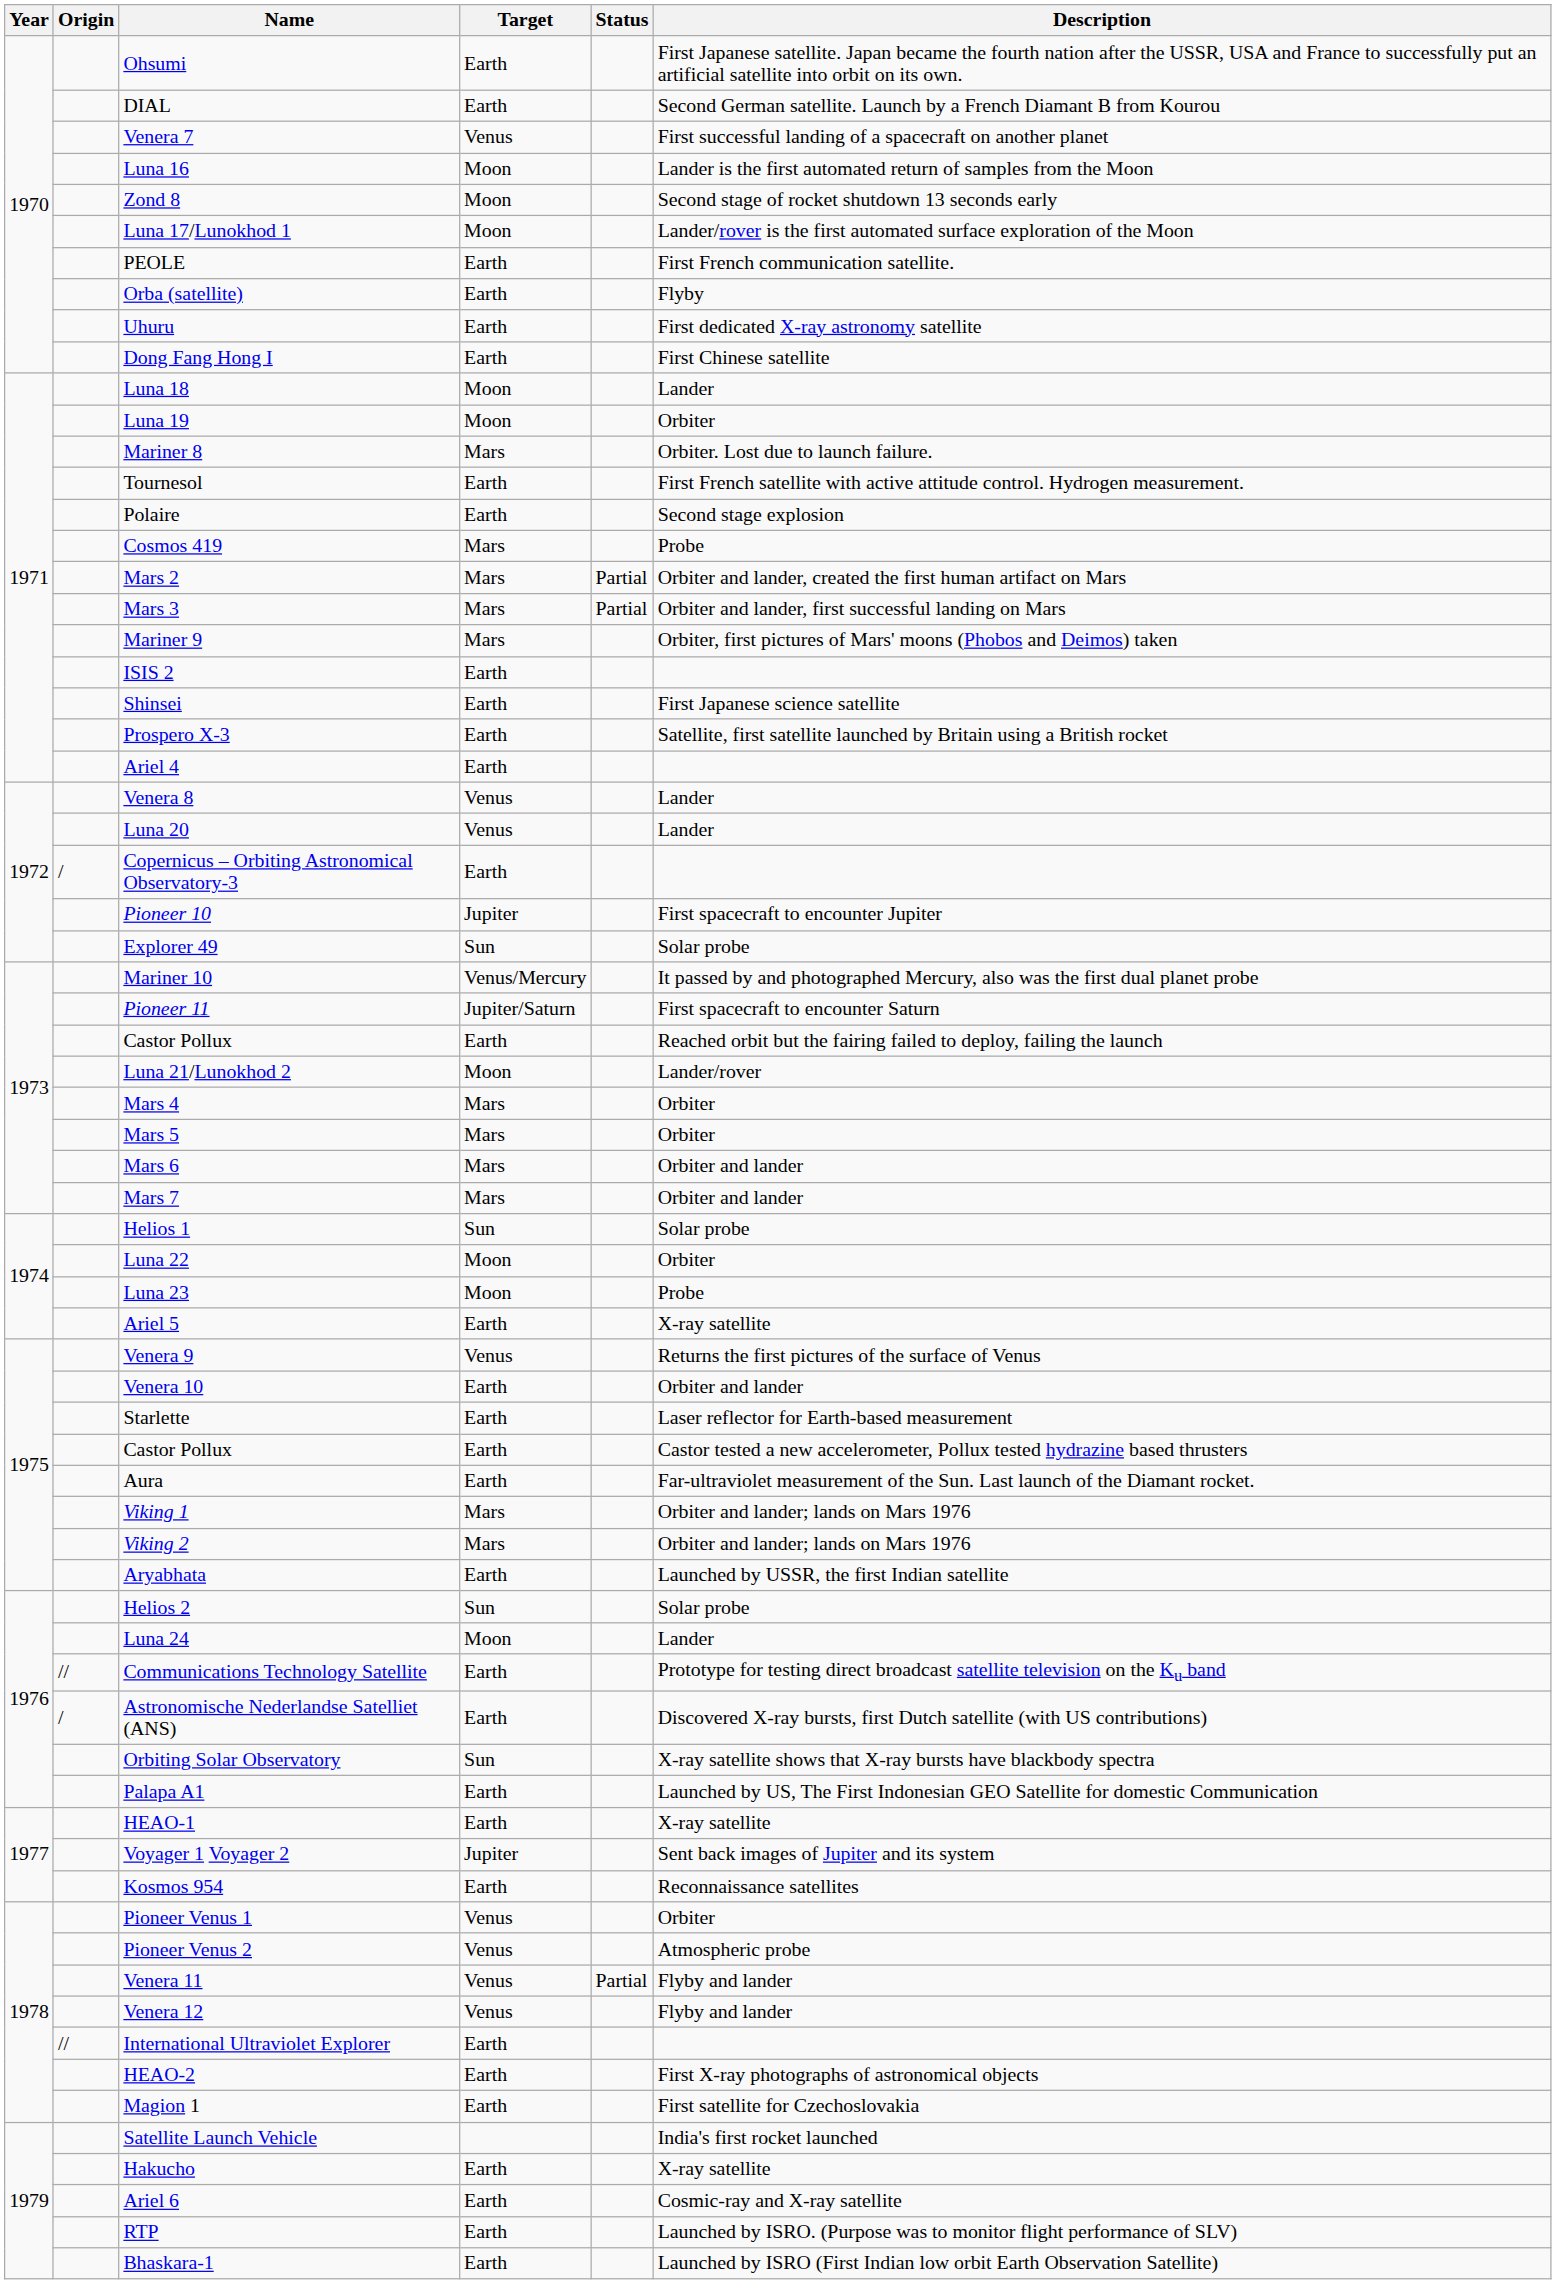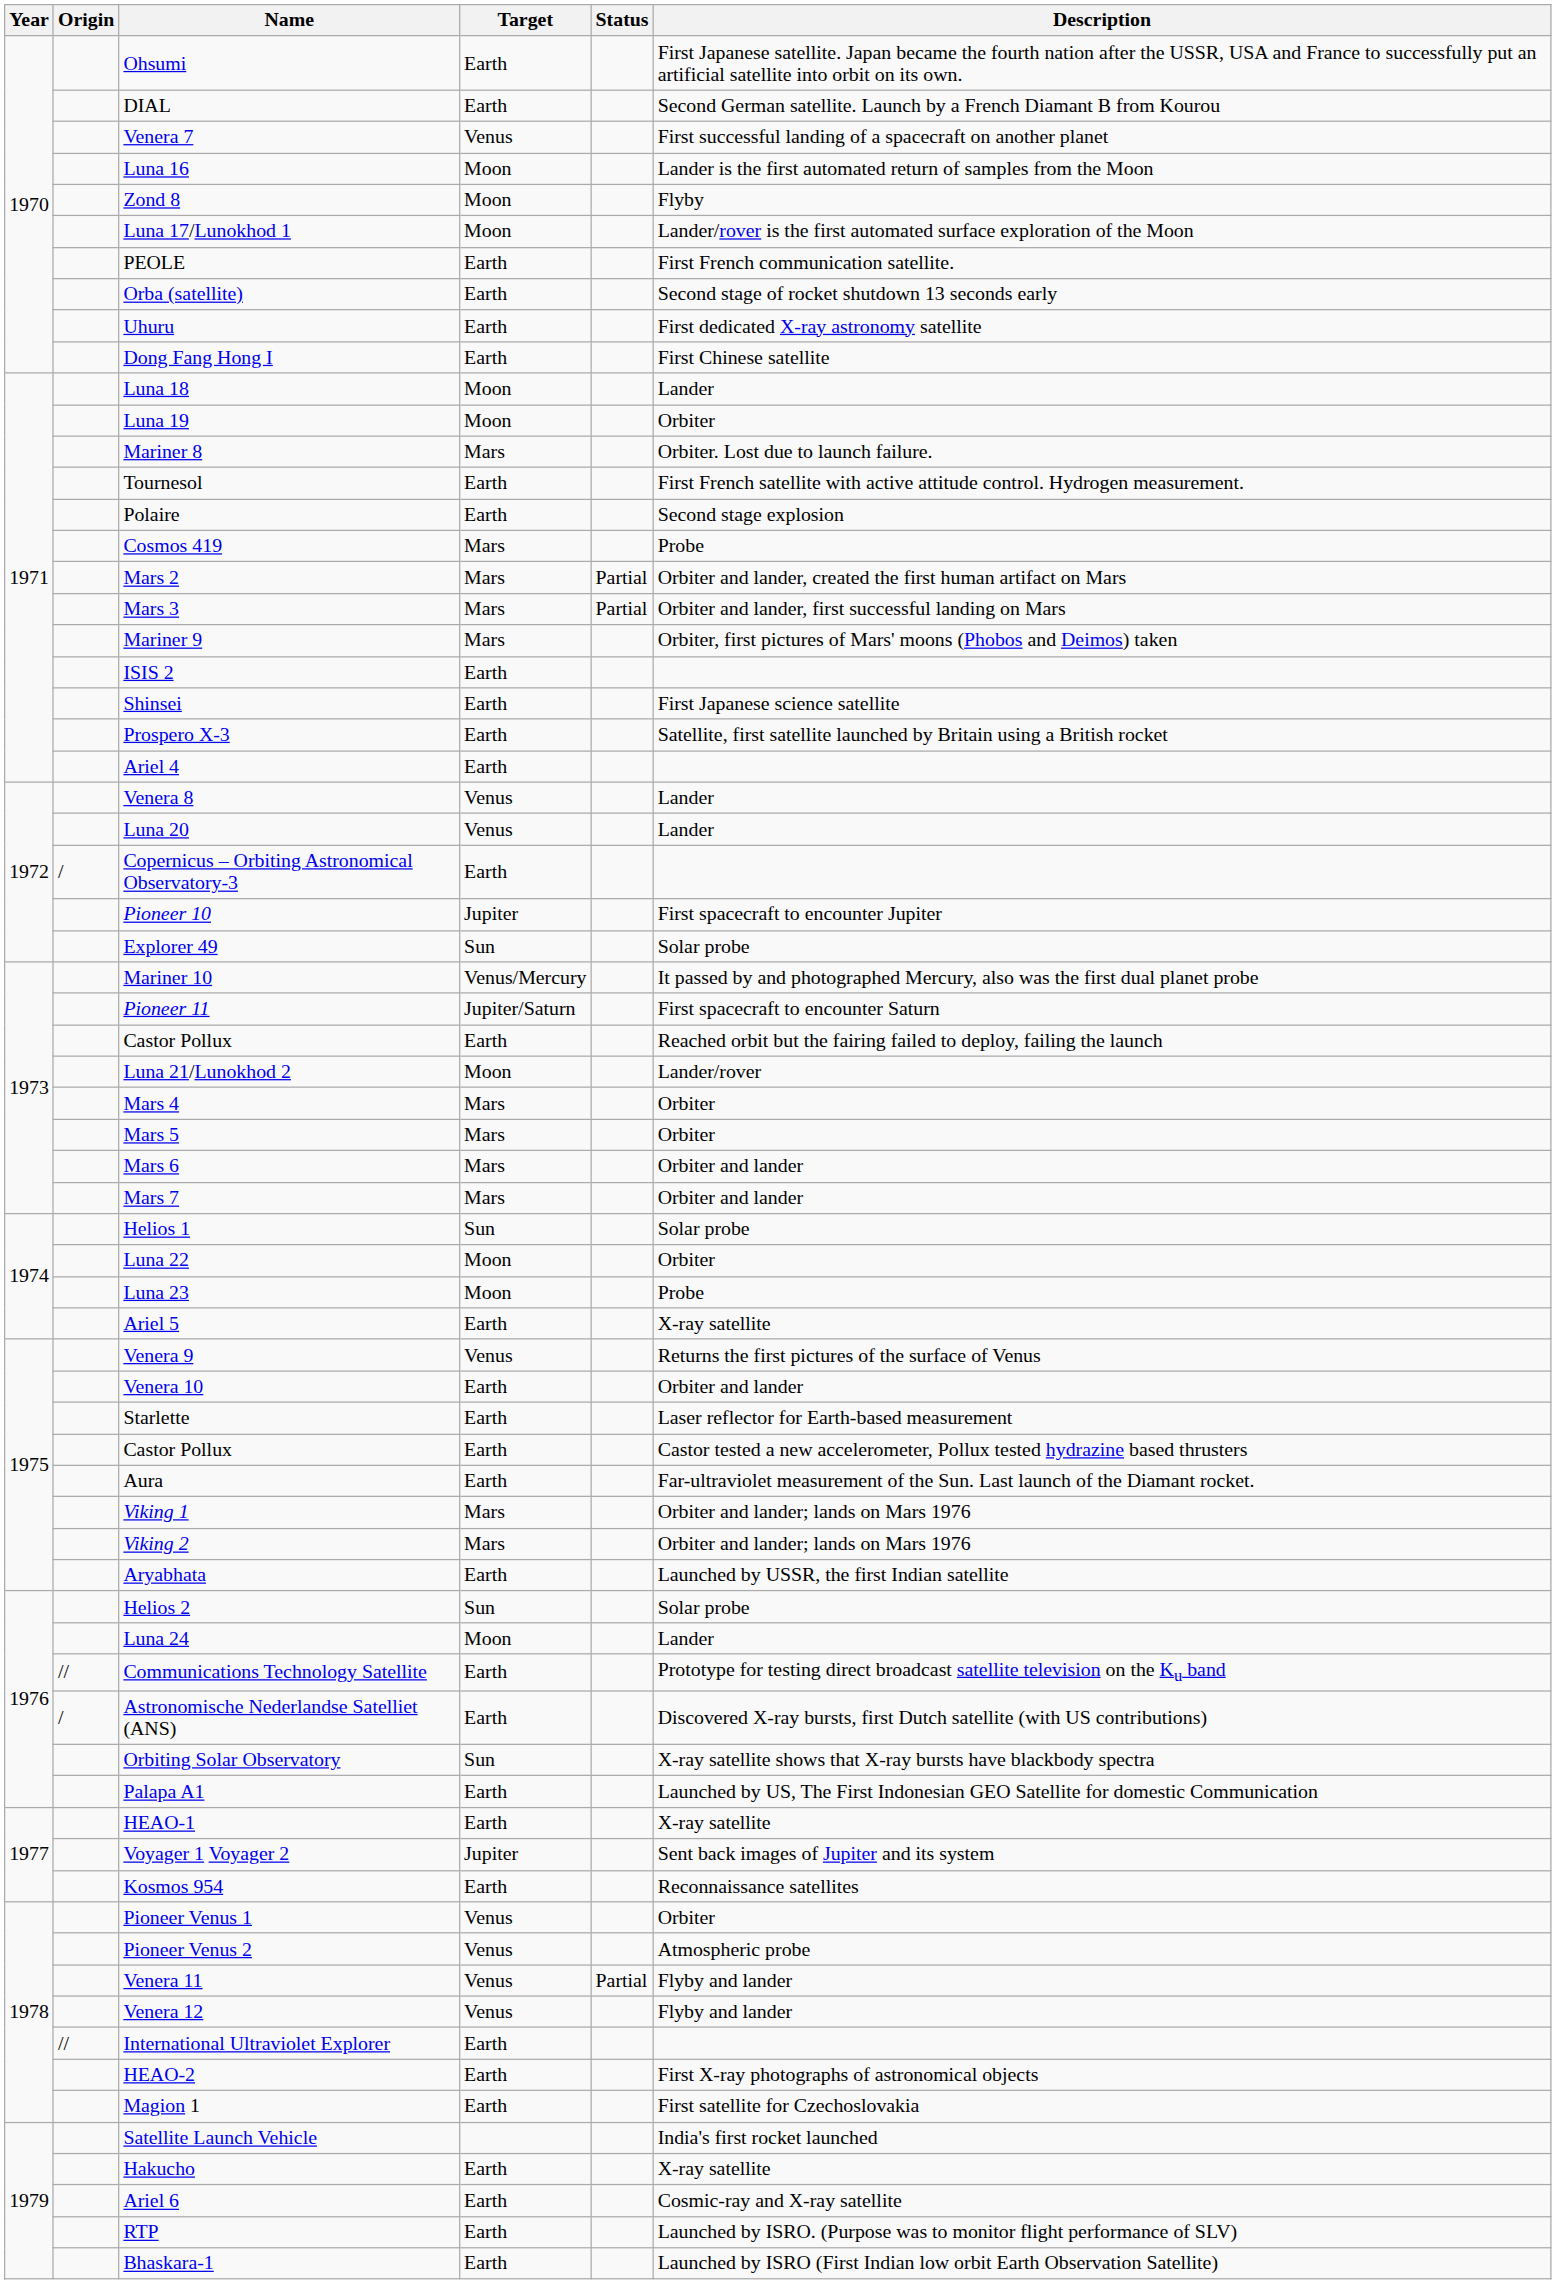(857, 199) Second stage of rocket shutdown 13 seconds early -> (681, 199) Flyby
(681, 294) Flyby -> (857, 294) Second stage of rocket shutdown 13 seconds early
